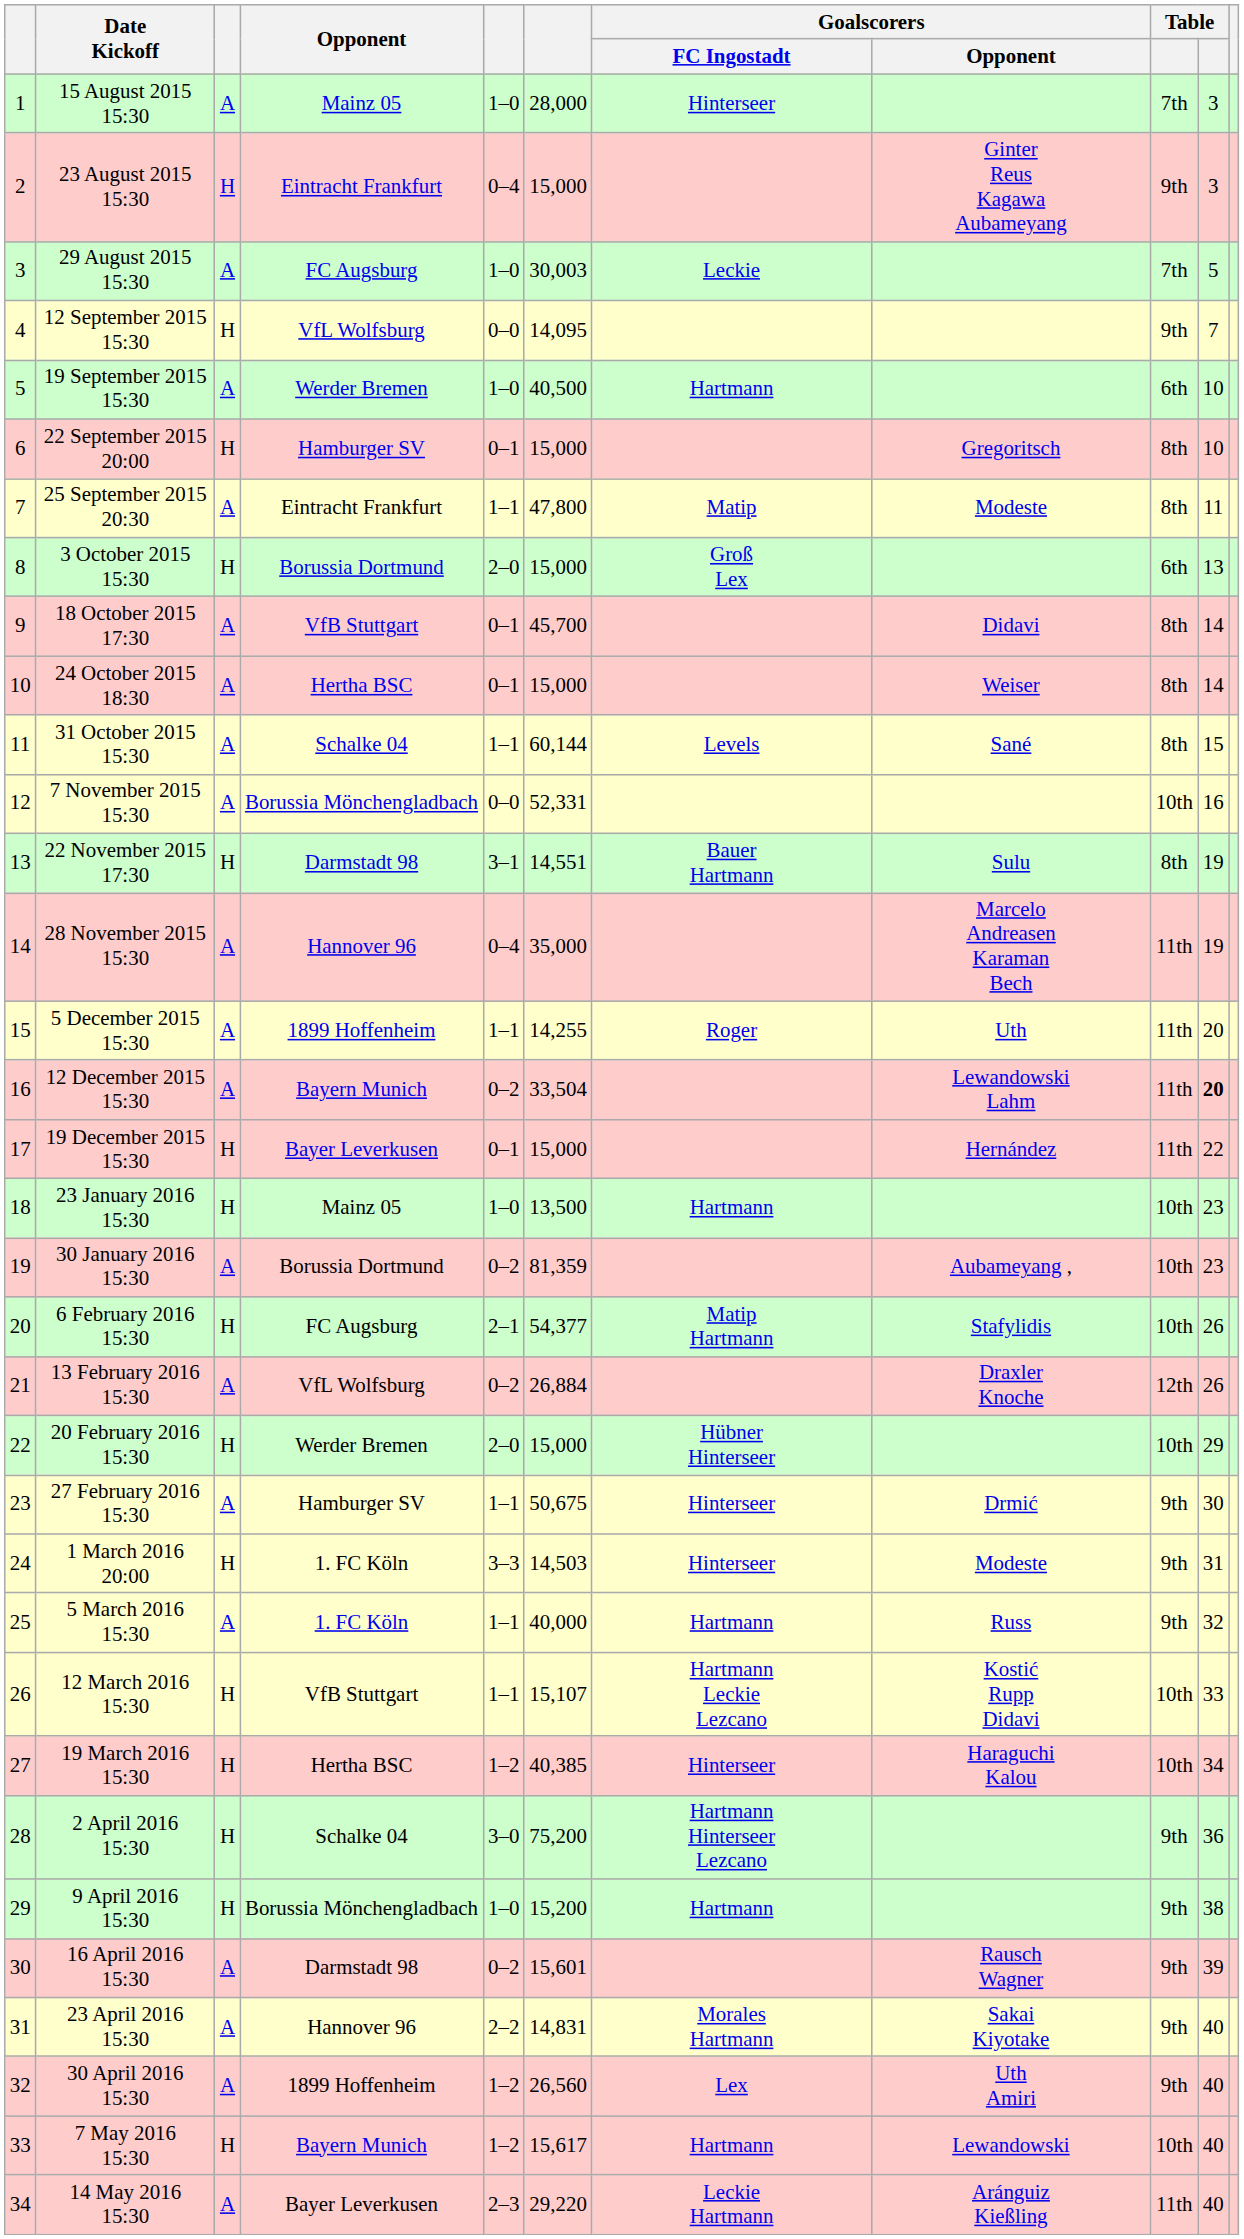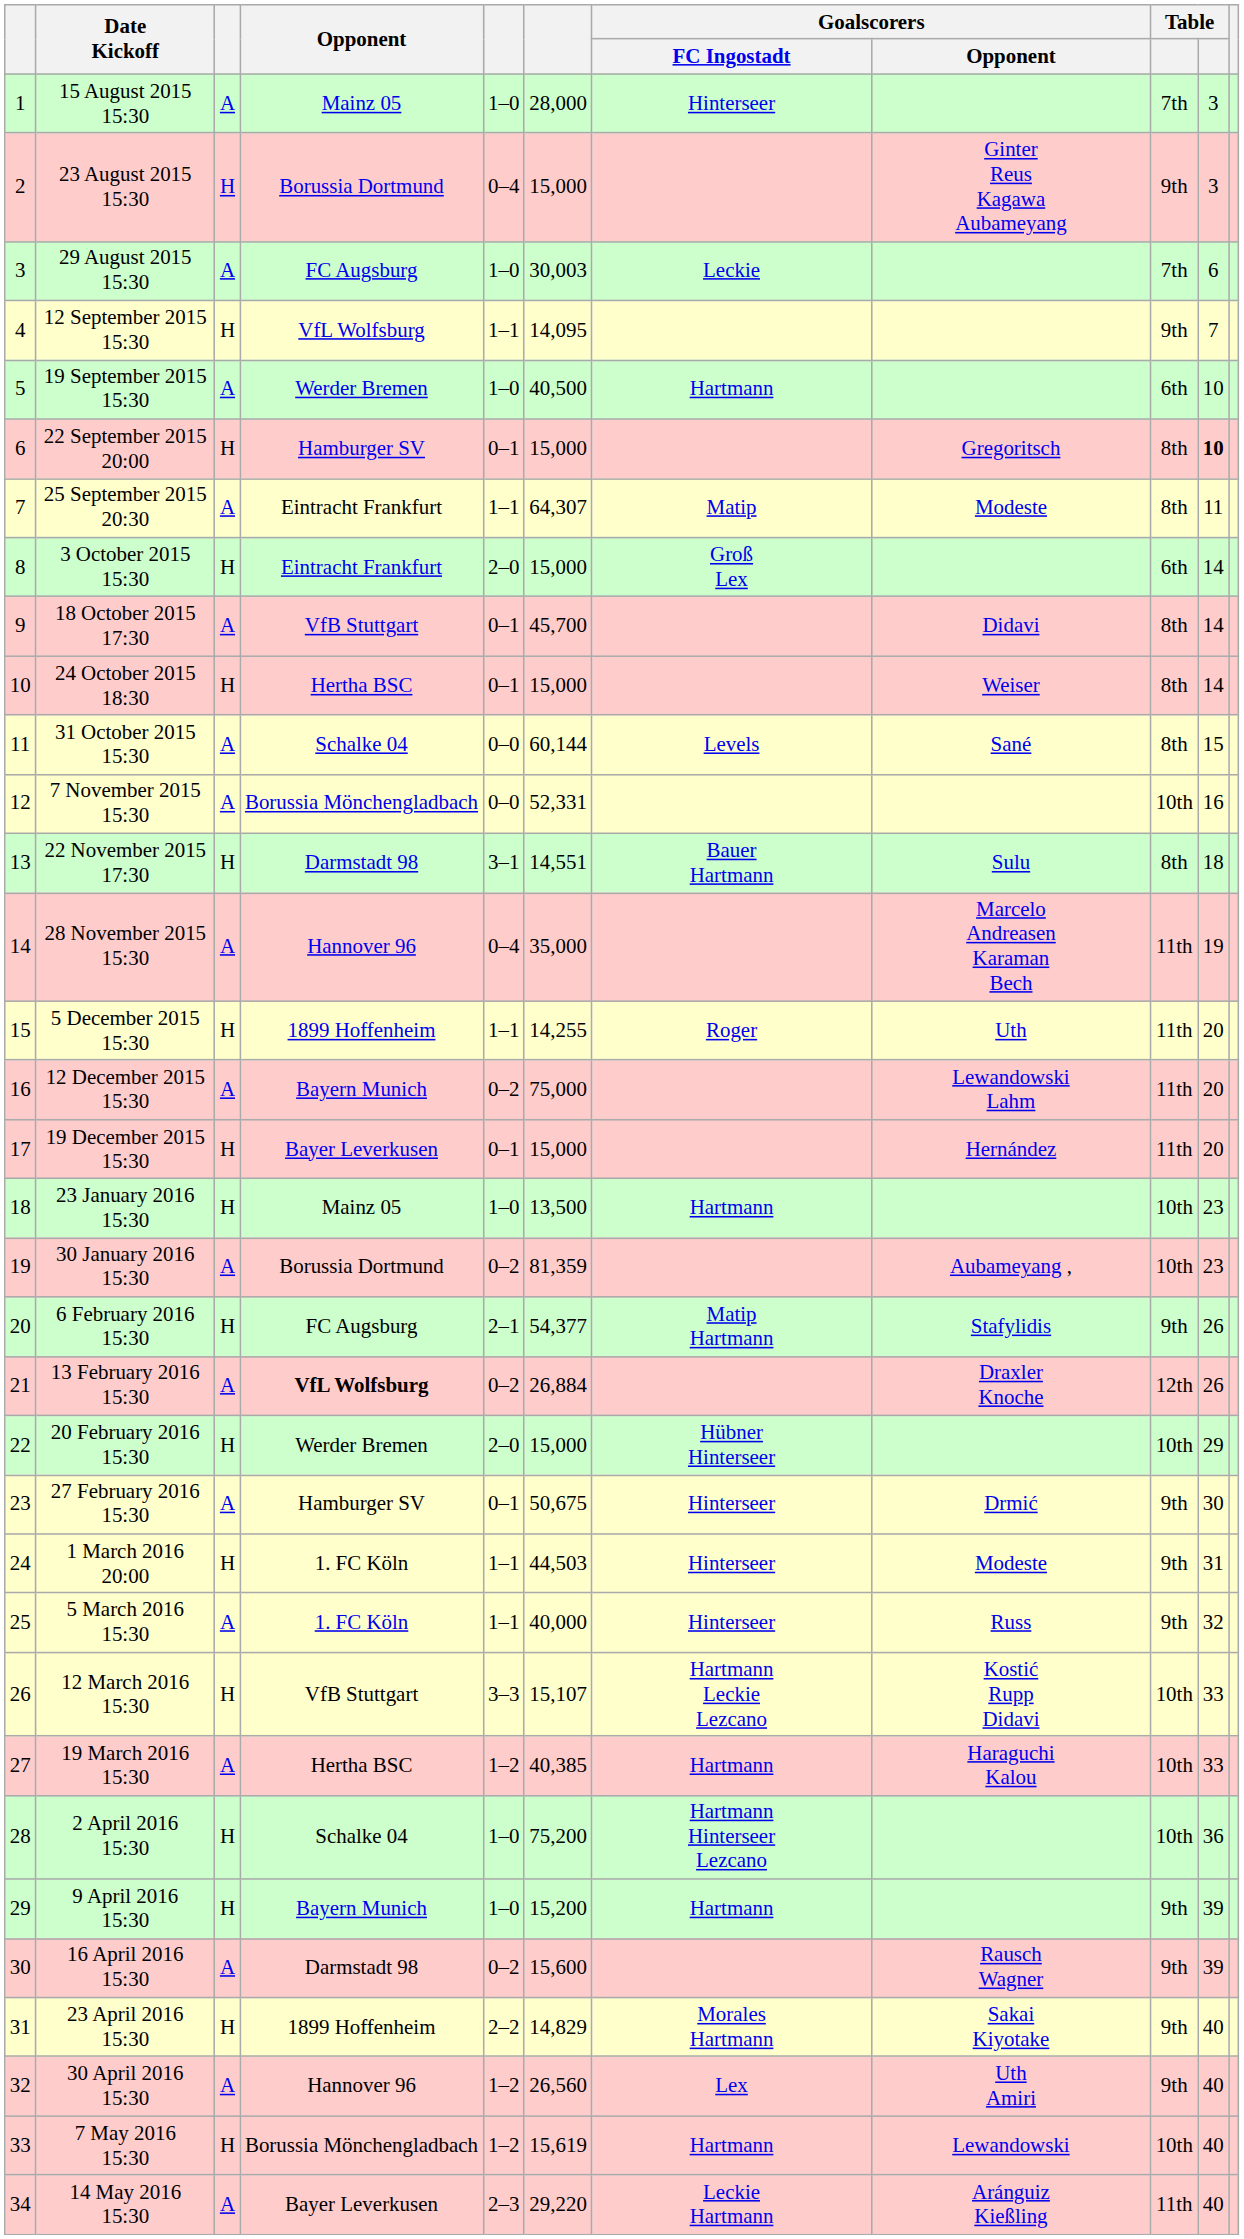(361, 186) Eintracht Frankfurt -> (362, 186) Borussia Dortmund
(1213, 270) 5 -> (1213, 270) 6
(504, 329) 0–0 -> (504, 329) 1–1
(1213, 448) normal -> (1213, 448) bold
(558, 507) 47,800 -> (558, 507) 64,307
(362, 566) Borussia Dortmund -> (361, 566) Eintracht Frankfurt
(1213, 566) 13 -> (1213, 566) 14
(227, 684) A -> (227, 684) H
(504, 744) 1–1 -> (504, 744) 0–0
(1213, 862) 19 -> (1213, 862) 18
(227, 1030) A -> (227, 1030) H
(558, 1089) 33,504 -> (558, 1089) 75,000
(1213, 1089) bold -> (1213, 1089) normal
(1213, 1148) 22 -> (1213, 1148) 20
(1174, 1326) 10th -> (1174, 1326) 9th
(362, 1385) normal -> (361, 1385) bold
(504, 1503) 1–1 -> (504, 1503) 0–1
(504, 1562) 3–3 -> (504, 1562) 1–1
(558, 1562) 14,503 -> (558, 1562) 44,503
(732, 1622) Hartmann -> (732, 1622) Hinterseer
(504, 1693) 1–1 -> (504, 1693) 3–3
(227, 1765) H -> (227, 1765) A
(732, 1765) Hinterseer -> (732, 1765) Hartmann
(1213, 1765) 34 -> (1213, 1765) 33
(504, 1836) 3–0 -> (504, 1836) 1–0
(1174, 1836) 9th -> (1174, 1836) 10th
(362, 1908) Borussia Mönchengladbach -> (362, 1908) Bayern Munich
(1213, 1908) 38 -> (1213, 1908) 39
(558, 1967) 15,601 -> (558, 1967) 15,600
(227, 2026) A -> (227, 2026) H
(361, 2026) Hannover 96 -> (361, 2026) 1899 Hoffenheim
(558, 2026) 14,831 -> (558, 2026) 14,829
(361, 2085) 1899 Hoffenheim -> (361, 2085) Hannover 96
(362, 2144) Bayern Munich -> (362, 2144) Borussia Mönchengladbach
(558, 2144) 15,617 -> (558, 2144) 15,619
